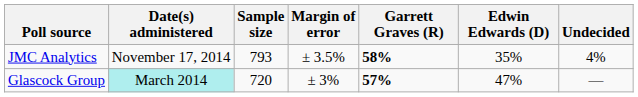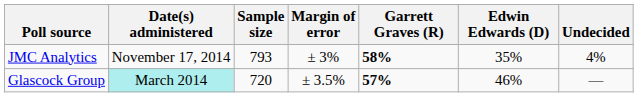(323, 56) ± 3.5% -> (323, 56) ± 3%
(323, 80) ± 3% -> (323, 80) ± 3.5%
(509, 80) 47% -> (509, 80) 46%
